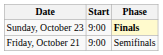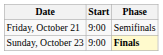rows swapped: (43, 43) <-> (45, 27)
